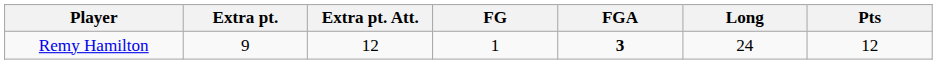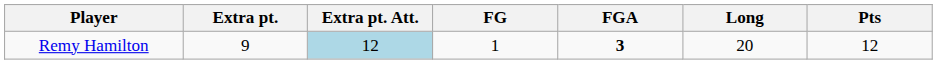(370, 45) no background -> (370, 45) lightblue background
(745, 45) 24 -> (745, 45) 20
